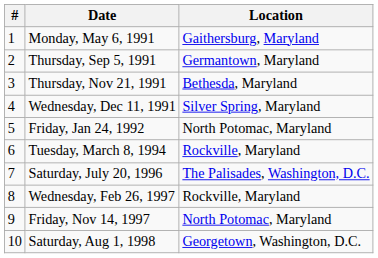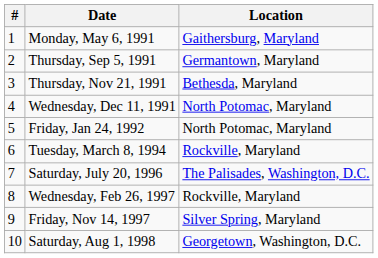(251, 106) Silver Spring, Maryland -> (257, 106) North Potomac, Maryland
(257, 219) North Potomac, Maryland -> (251, 219) Silver Spring, Maryland
